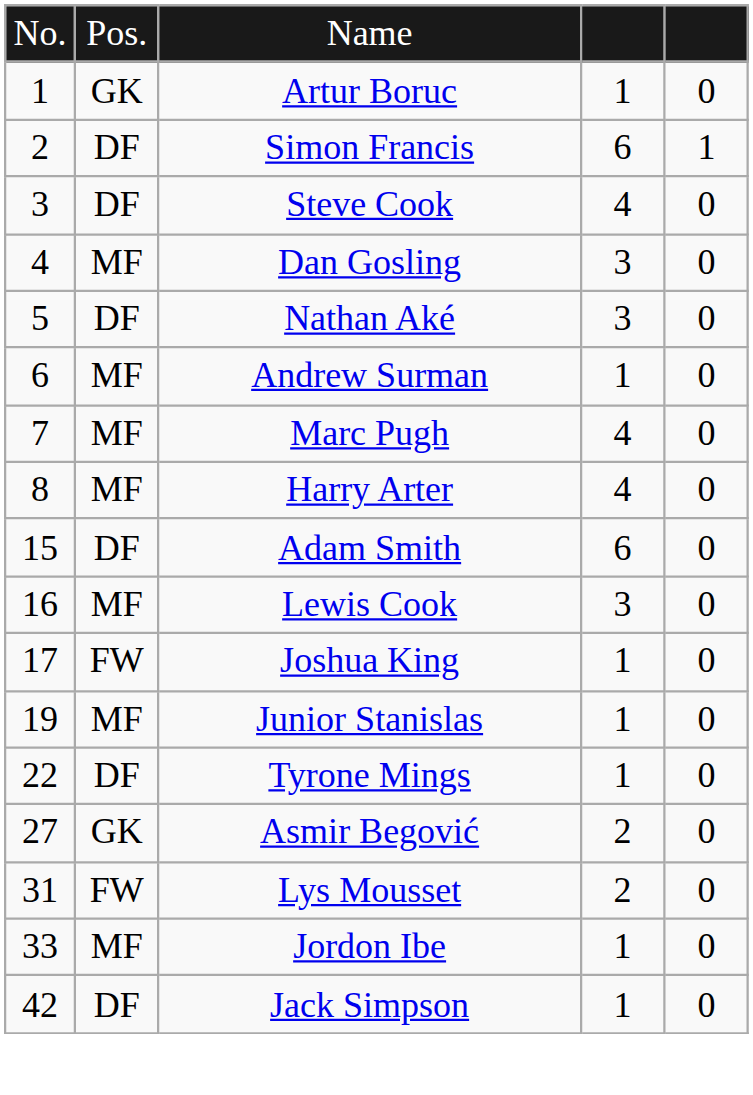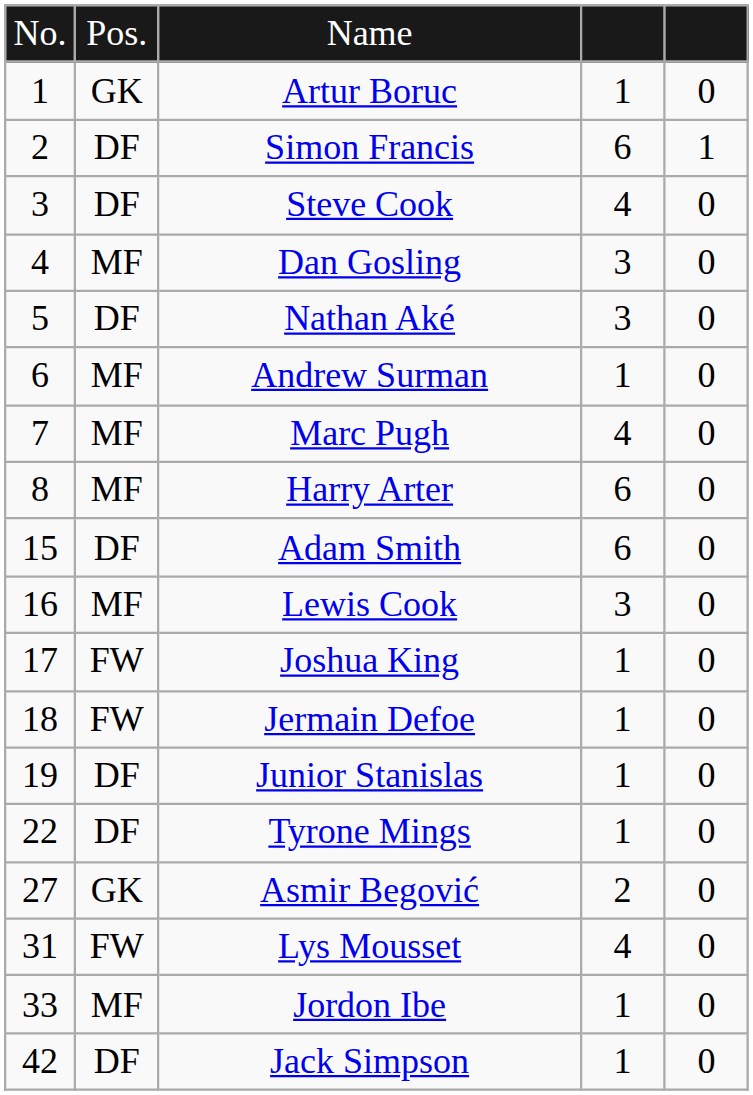(622, 489) 4 -> (622, 489) 6
+ row: (370, 718)
(117, 718) MF -> (117, 775) DF
(622, 889) 2 -> (622, 946) 4
